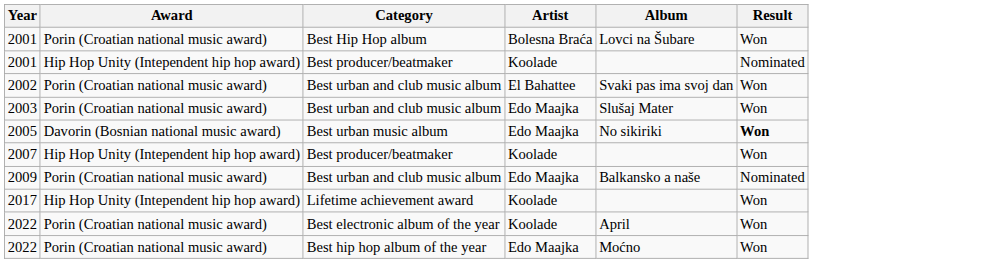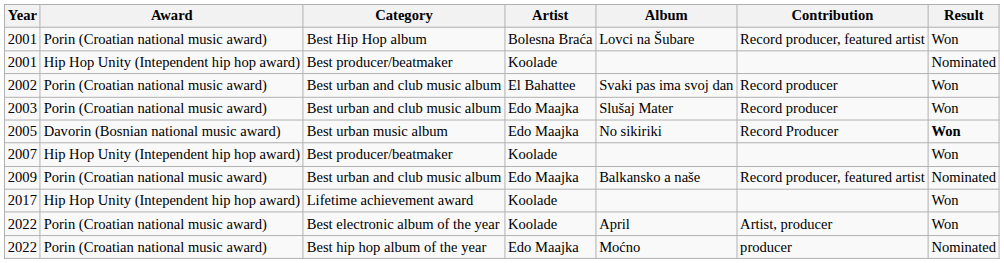+ column: (832, 16)
(754, 246) Won -> (964, 246) Nominated
